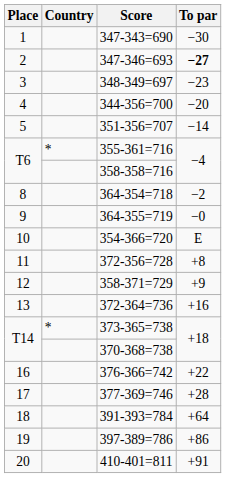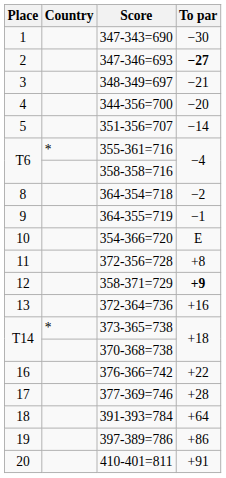(198, 82) −23 -> (198, 82) −21
(198, 216) −0 -> (198, 216) −1
(198, 283) normal -> (198, 283) bold
